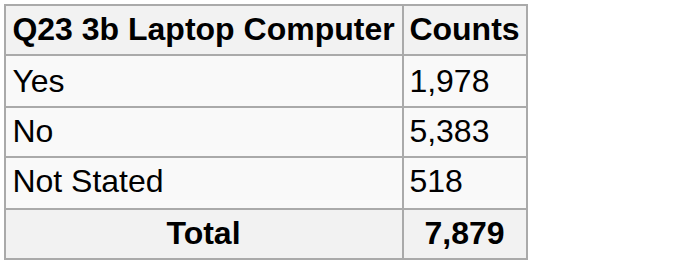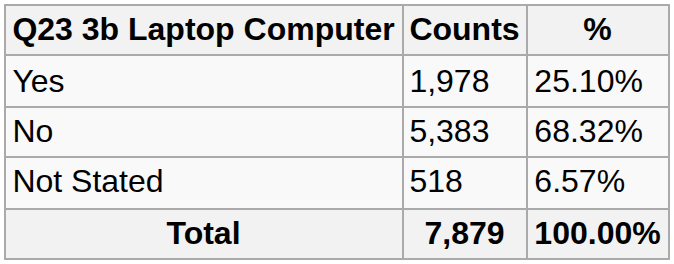+ column: (598, 29)
